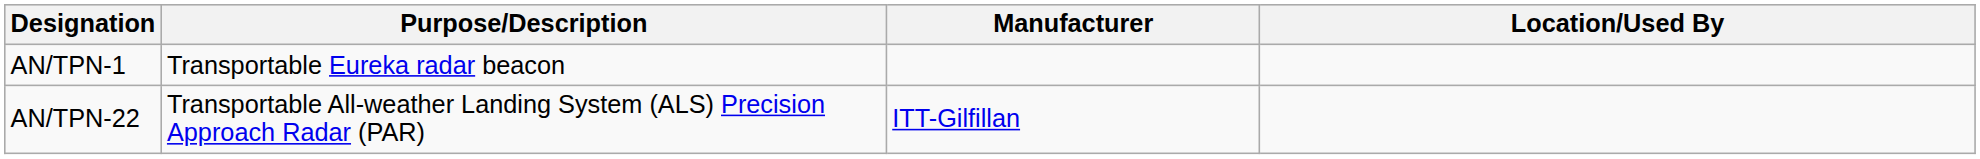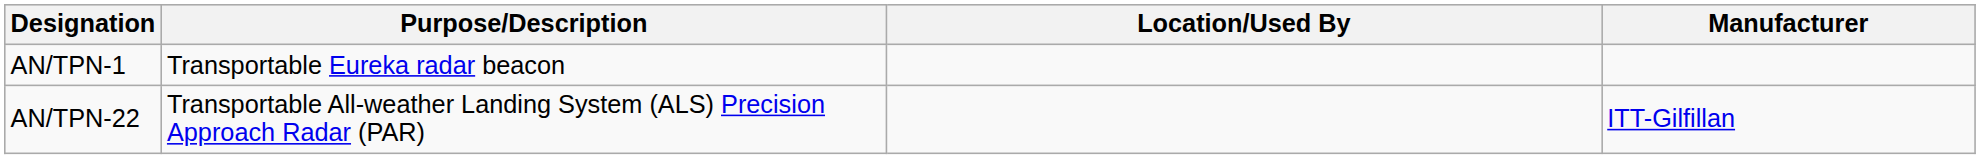columns swapped: (1618, 24) <-> (1073, 24)
